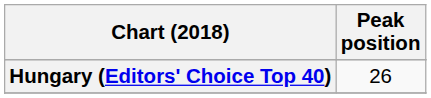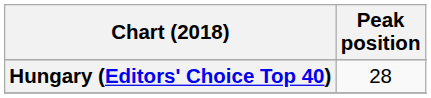(381, 76) 26 -> (381, 76) 28
